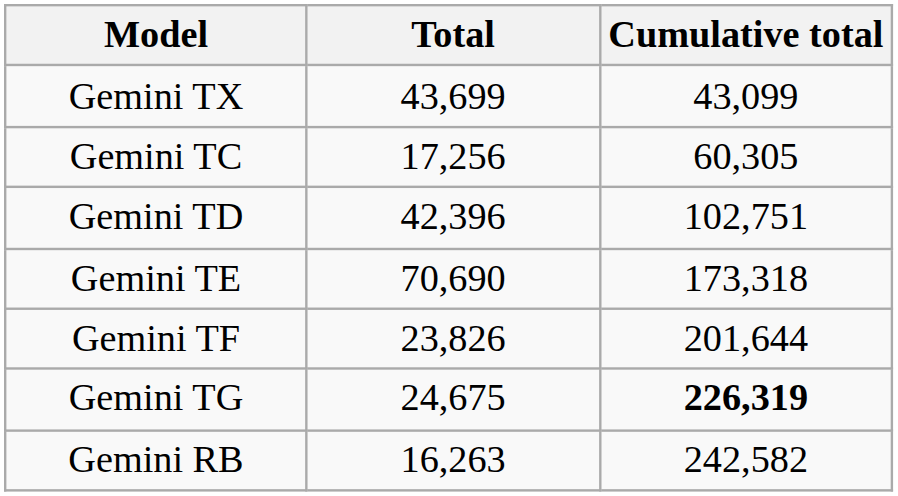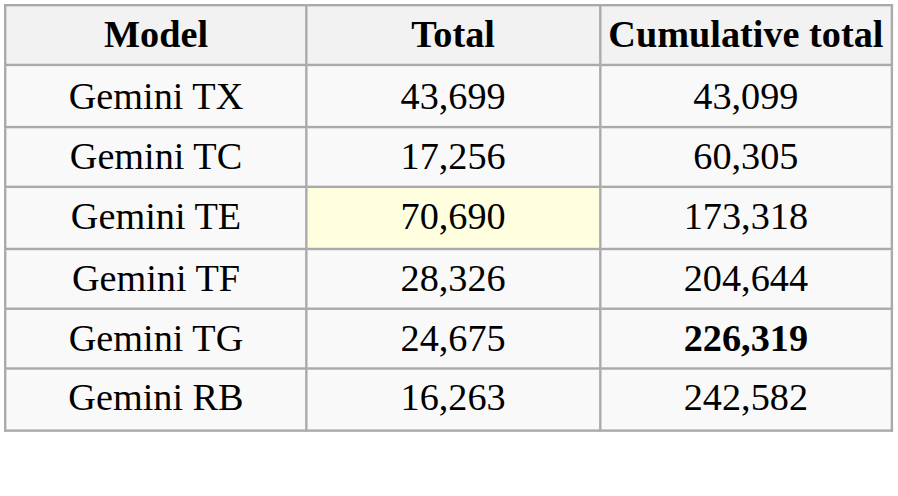- row: (156, 216)
(453, 277) no background -> (453, 216) lightyellow background
(453, 338) 23,826 -> (453, 277) 28,326
(746, 338) 201,644 -> (746, 277) 204,644
